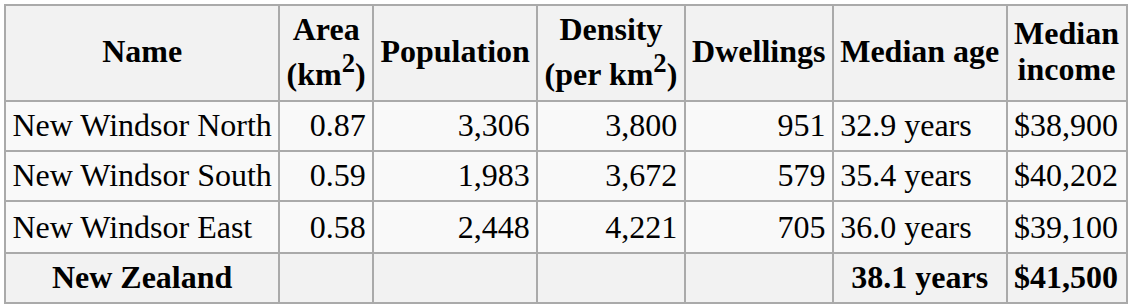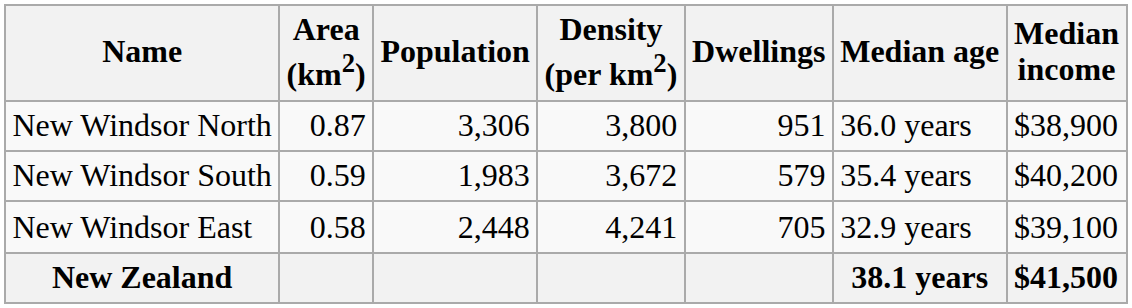(906, 125) 32.9 years -> (906, 125) 36.0 years
(1066, 176) $40,202 -> (1066, 176) $40,200
(641, 226) 4,221 -> (641, 226) 4,241
(906, 226) 36.0 years -> (906, 226) 32.9 years
